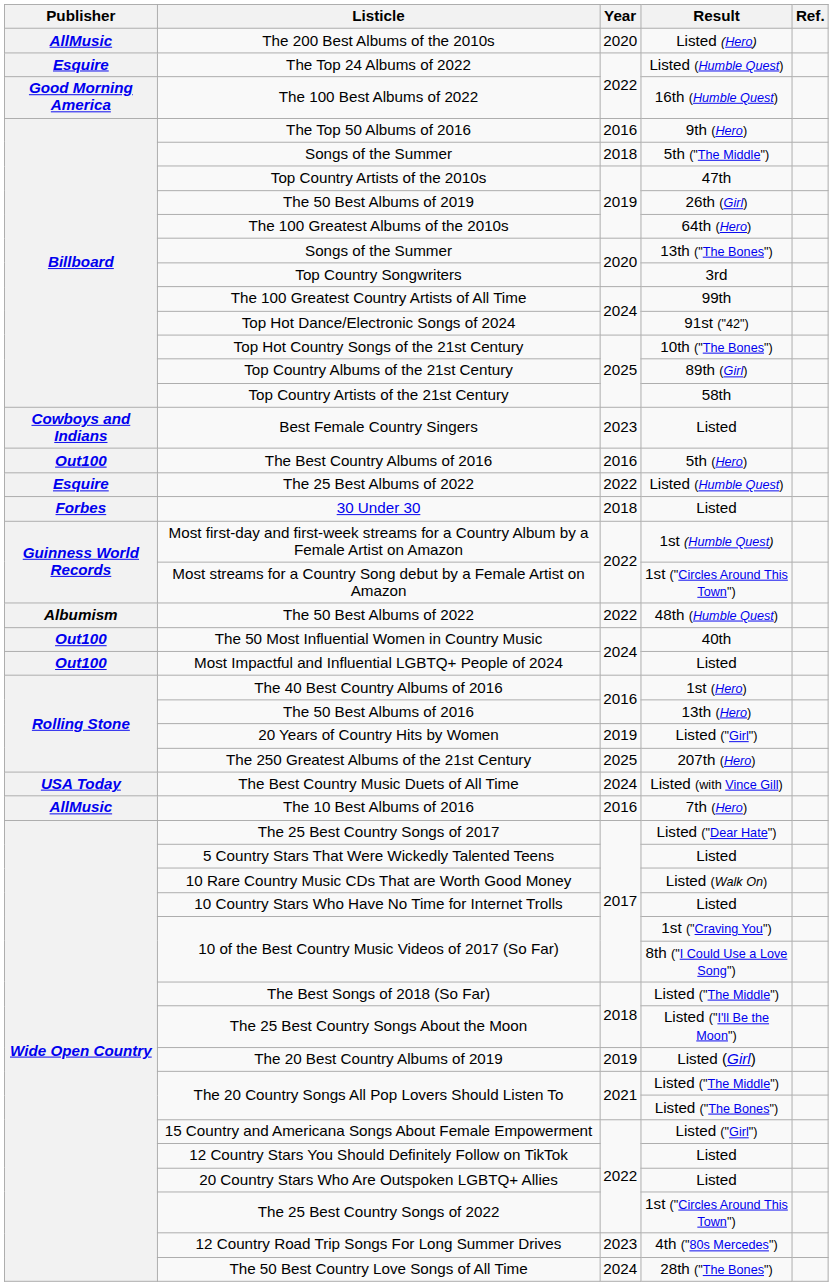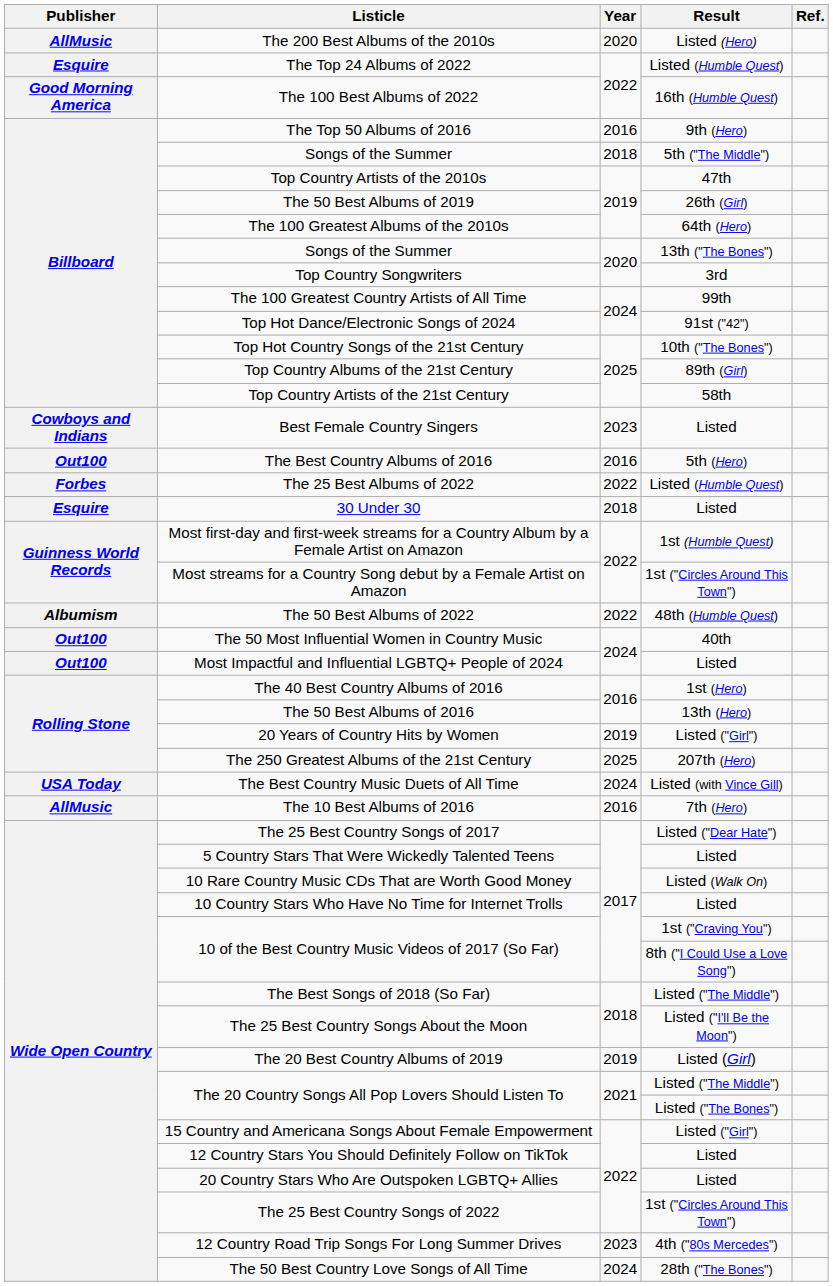(81, 484) Esquire -> (81, 484) Forbes
(81, 508) Forbes -> (81, 508) Esquire
